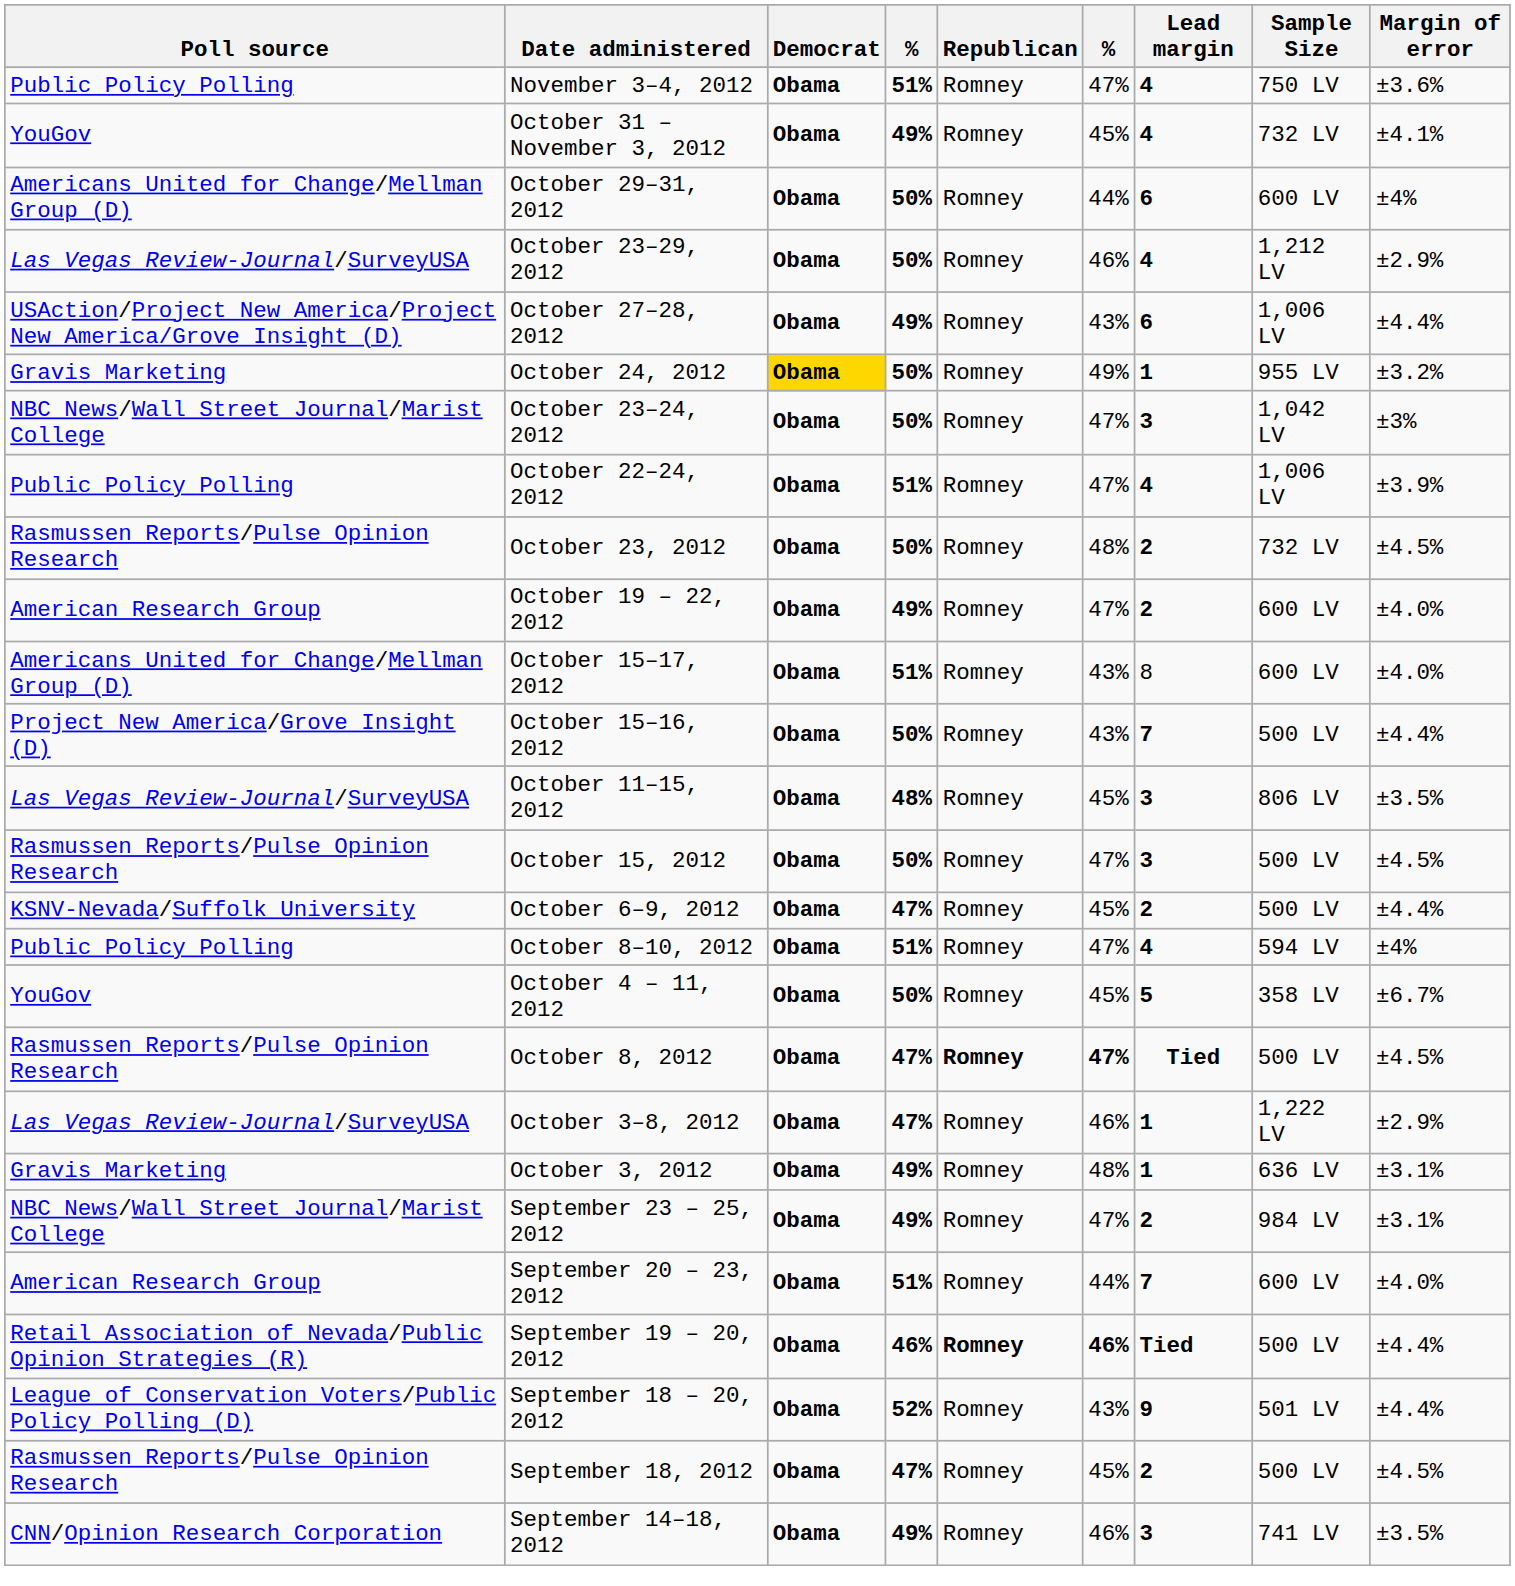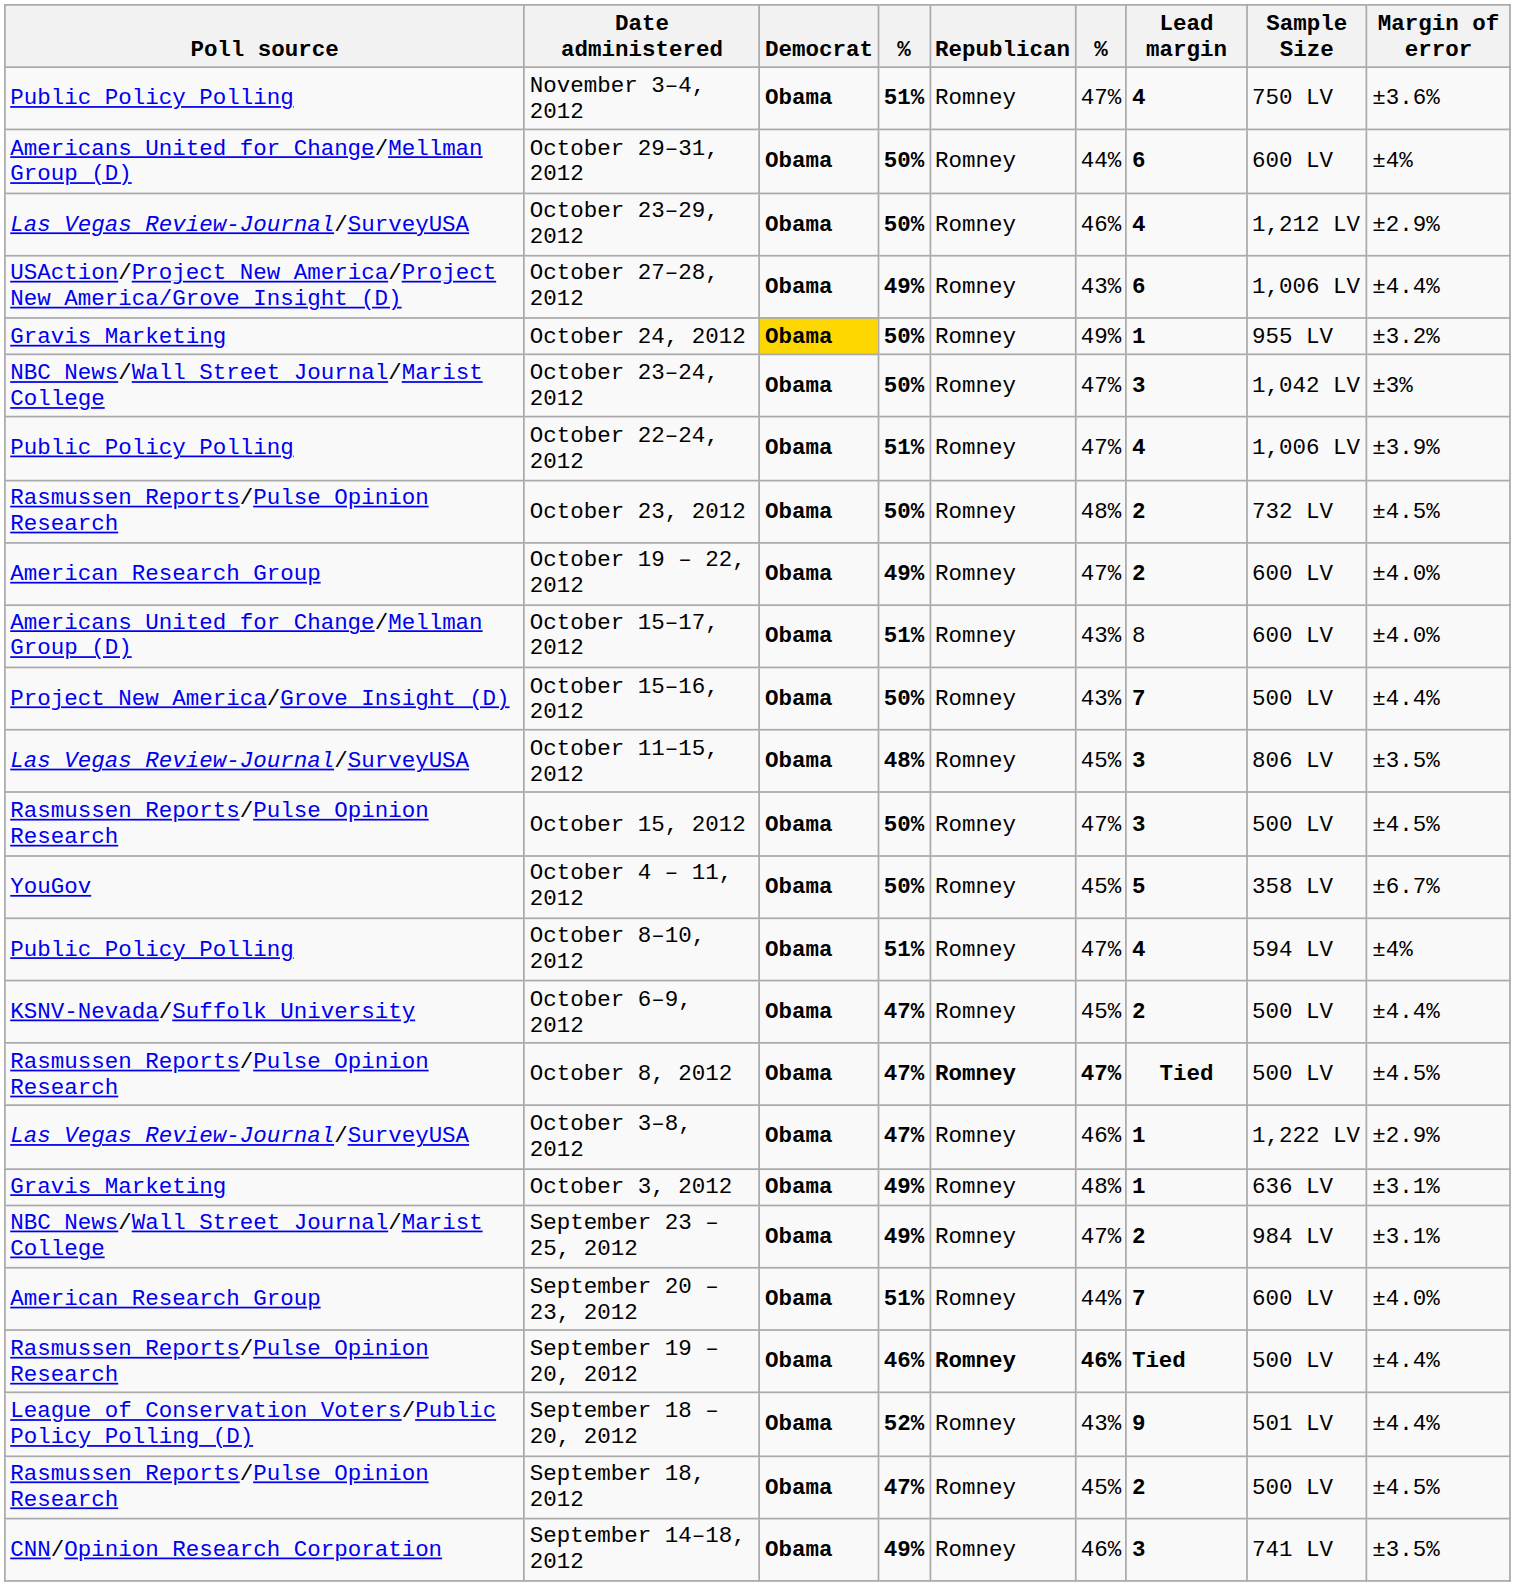- row: (618, 135)
rows swapped: (611, 997) <-> (625, 910)
(246, 1346) Retail Association of Nevada/Public Opinion Strategies (R) -> (219, 1362) Rasmussen Reports/Pulse Opinion Research
